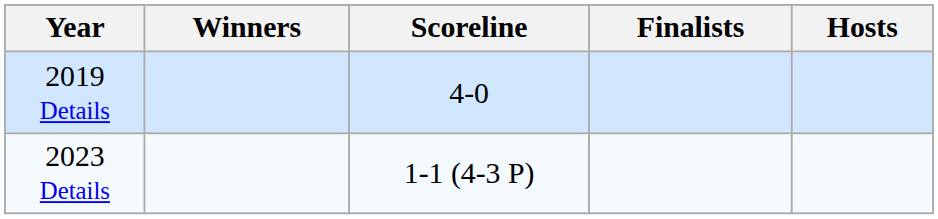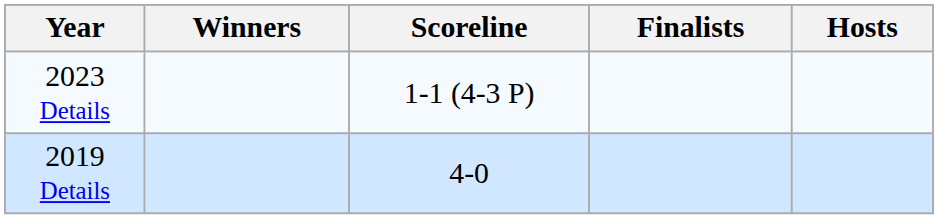rows swapped: (75, 92) <-> (75, 172)
